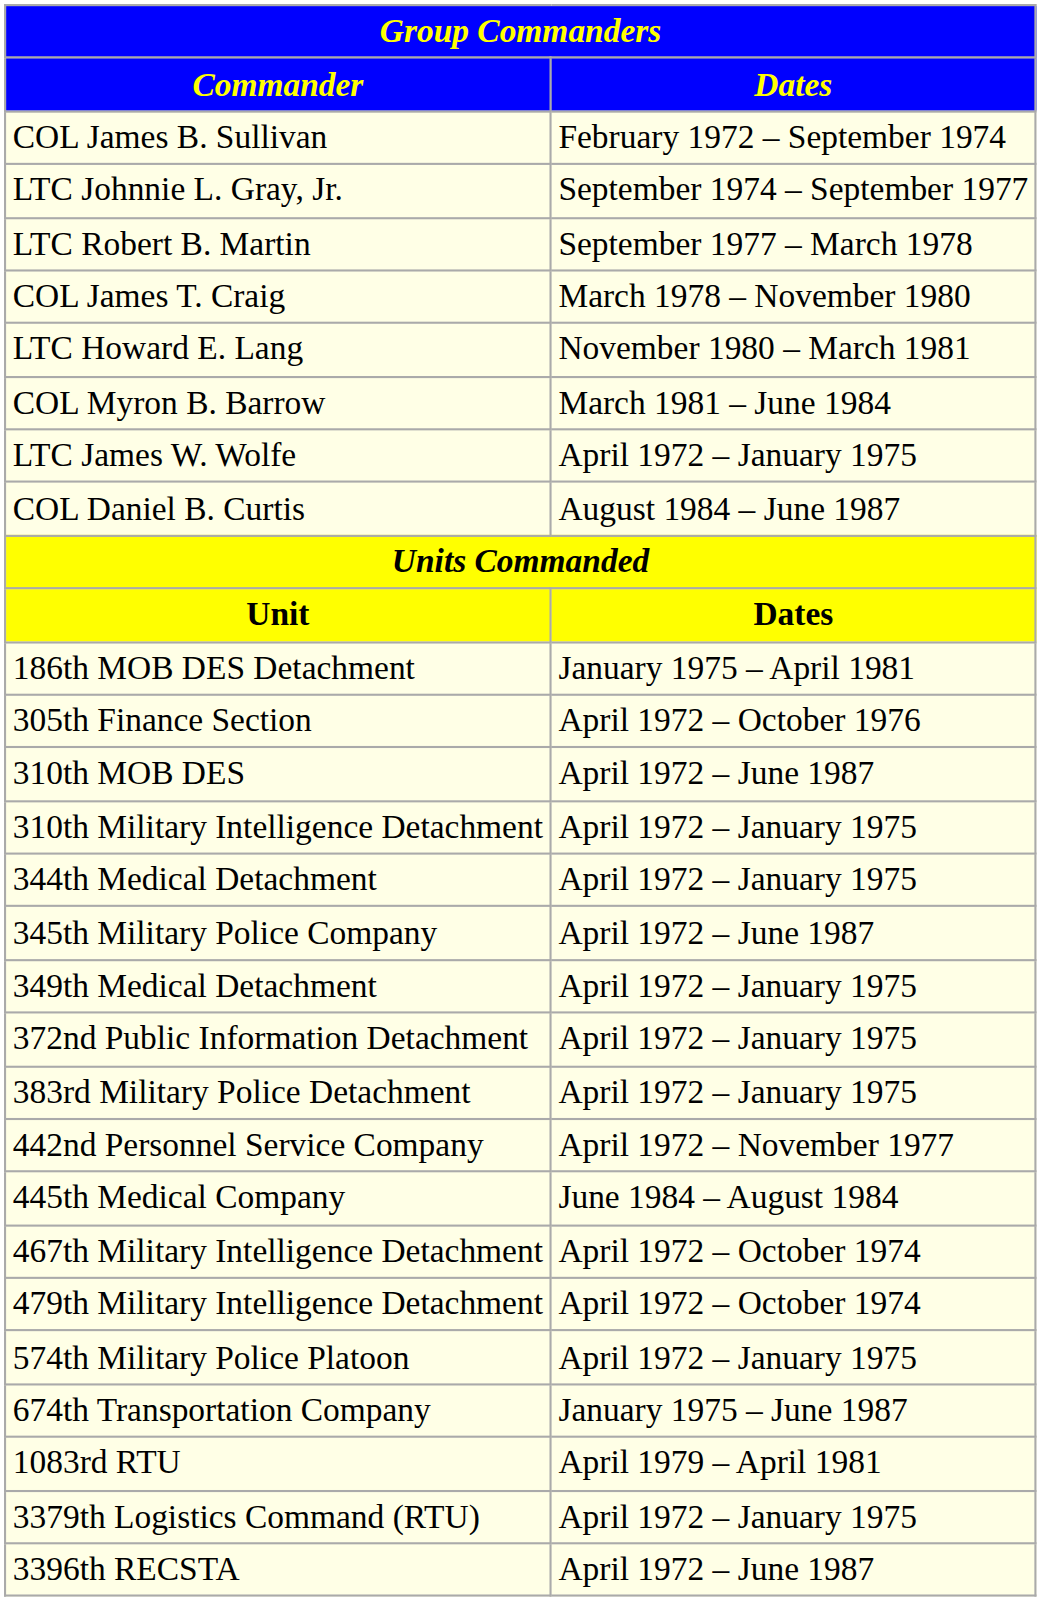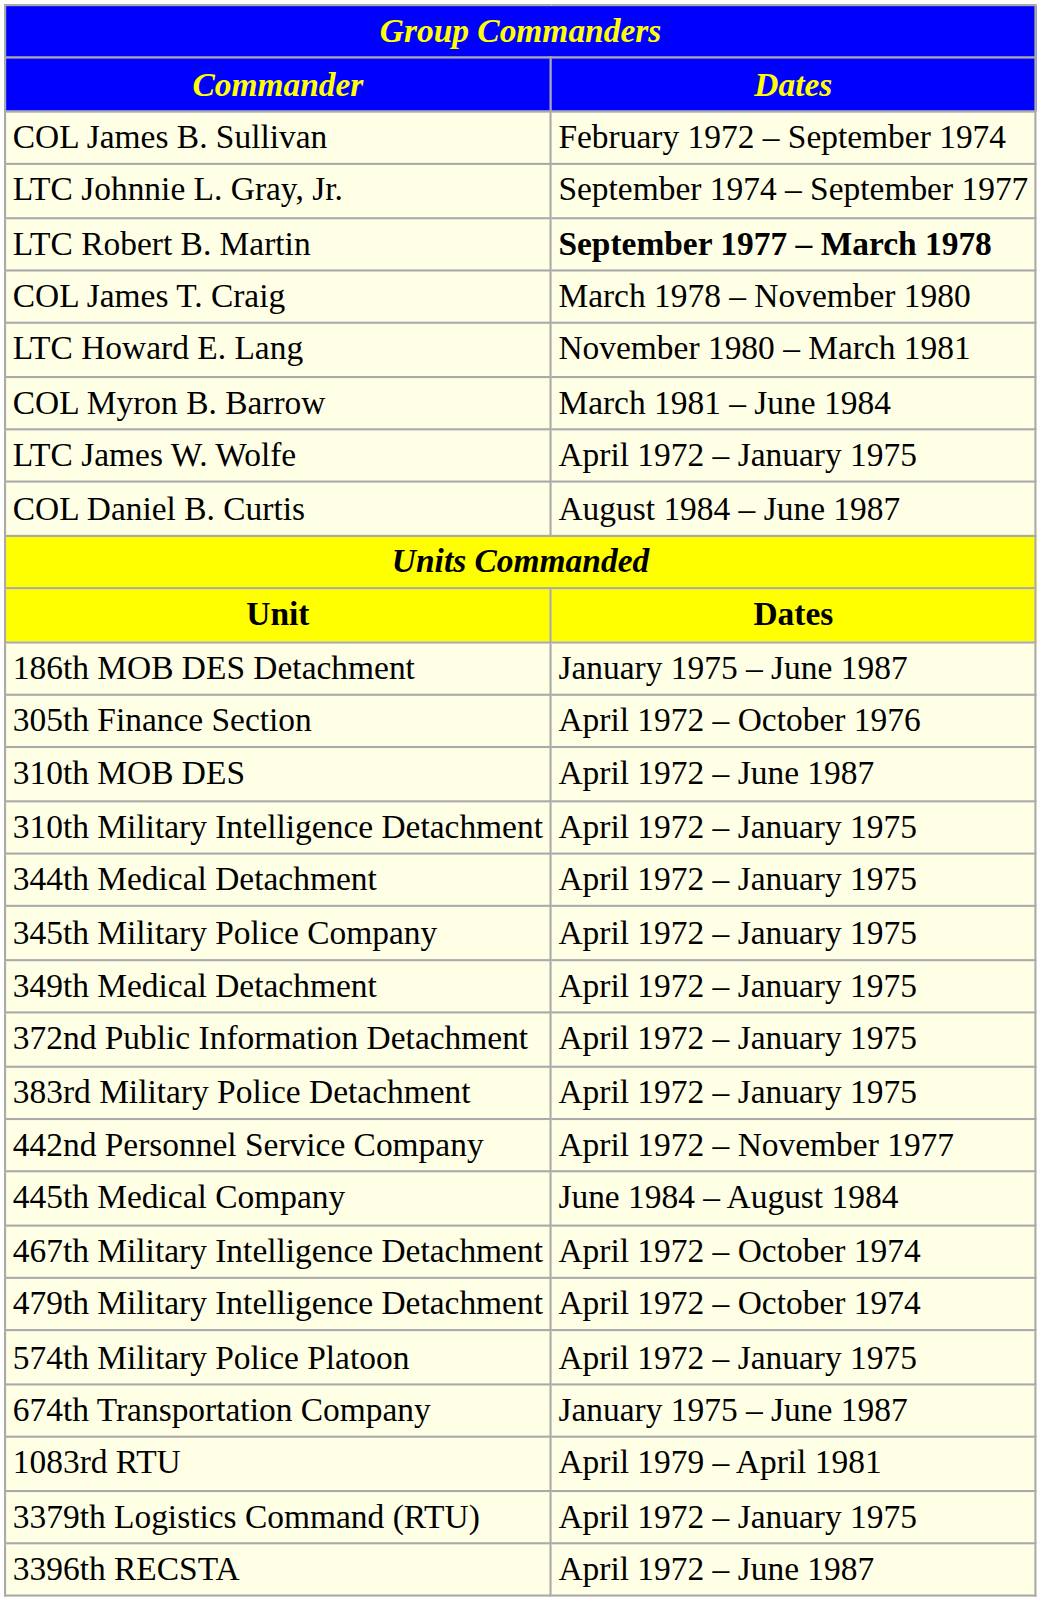(766, 243) normal -> (775, 243) bold
(737, 667) January 1975 – April 1981 -> (733, 667) January 1975 – June 1987
(716, 932) April 1972 – June 1987 -> (738, 932) April 1972 – January 1975
